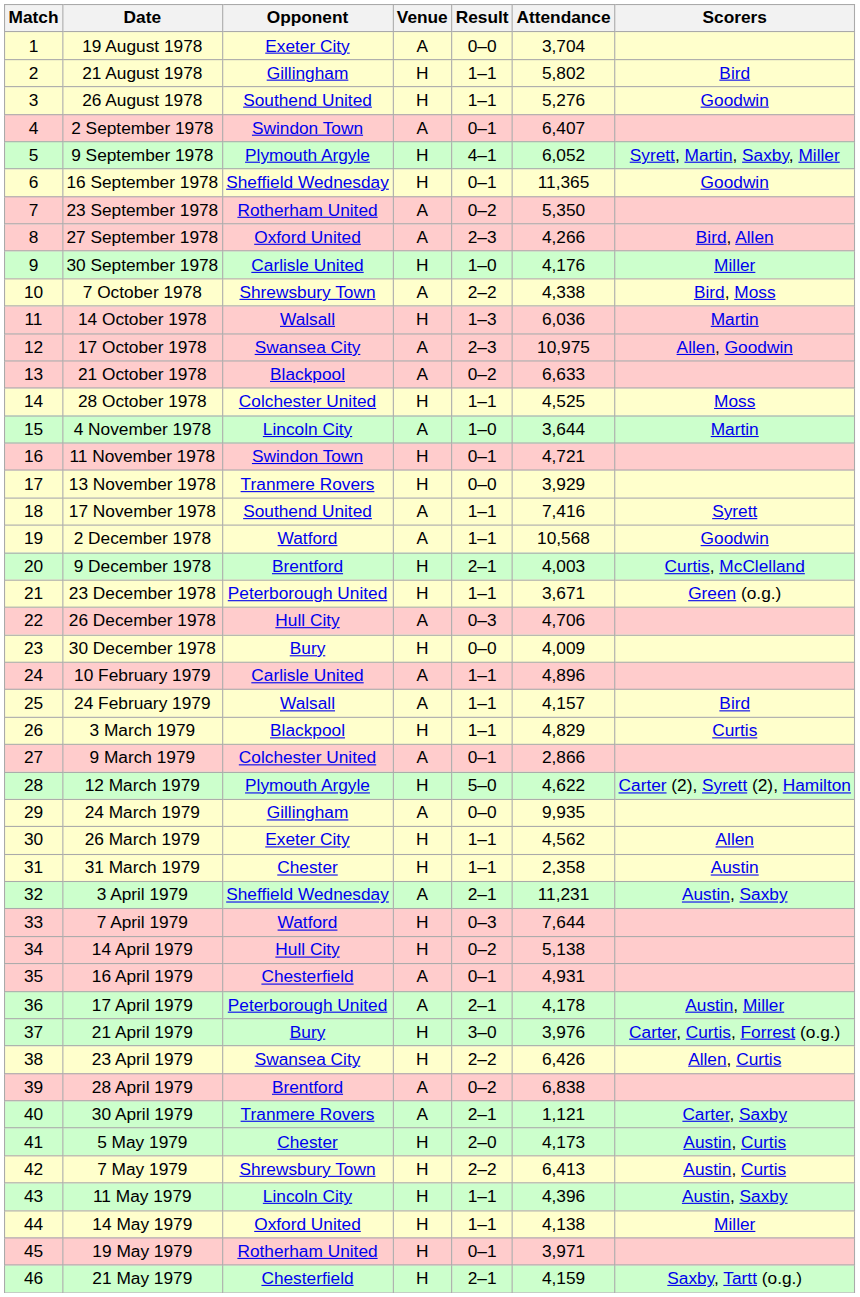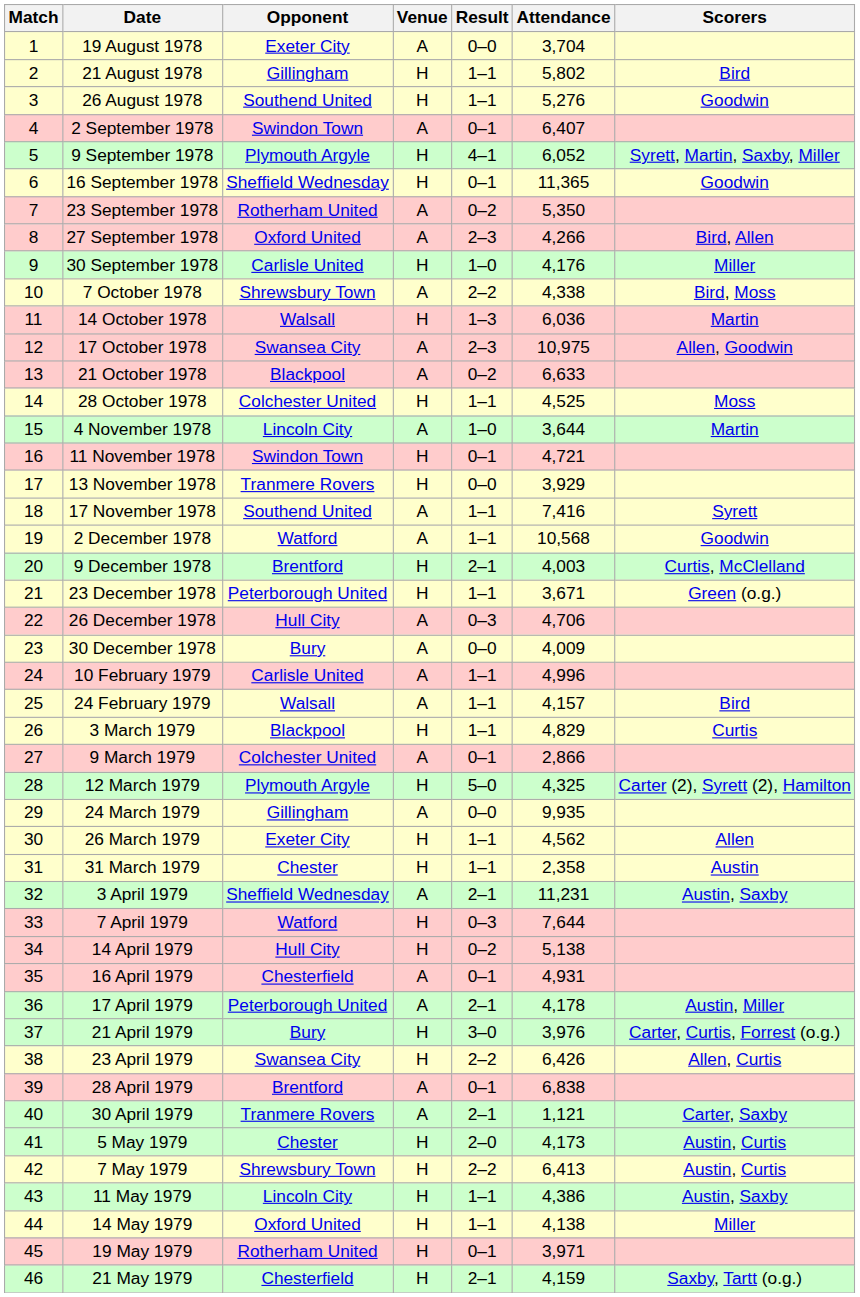(422, 648) H -> (422, 648) A
(564, 675) 4,896 -> (564, 675) 4,996
(564, 785) 4,622 -> (564, 785) 4,325
(482, 1086) 0–2 -> (482, 1086) 0–1
(564, 1196) 4,396 -> (564, 1196) 4,386
